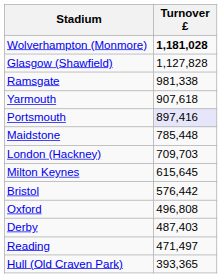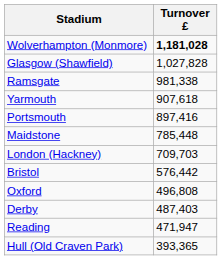(182, 63) 1,127,828 -> (182, 63) 1,027,828
(177, 117) lavender background -> (177, 117) no background
- row: (43, 172)
(177, 245) 471,497 -> (177, 227) 471,947
